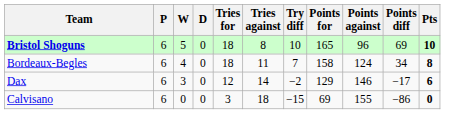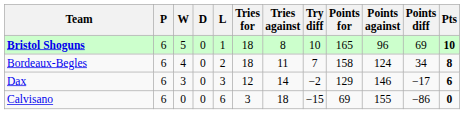+ column: (223, 20)
